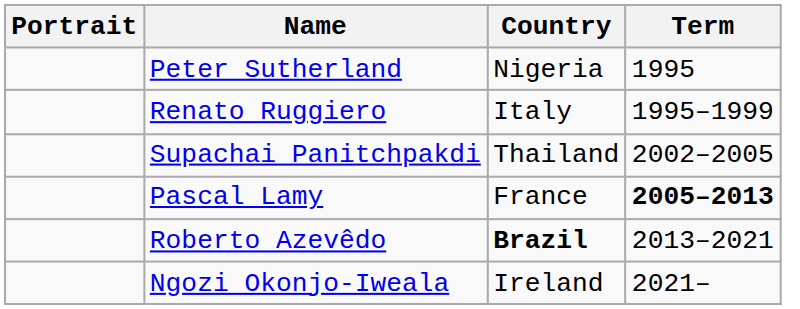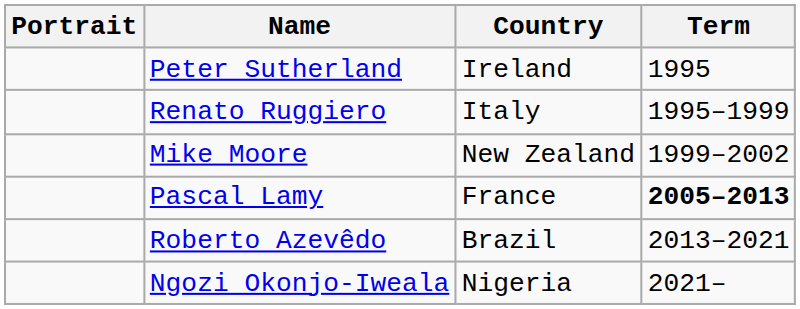(548, 69) Nigeria -> (517, 69) Ireland
+ row: (229, 155)
- row: (315, 155)
(541, 240) bold -> (509, 240) normal
(548, 283) Ireland -> (517, 283) Nigeria
